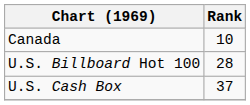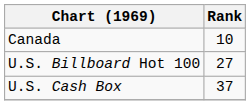(225, 64) 28 -> (225, 64) 27
